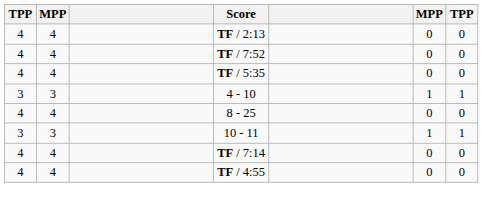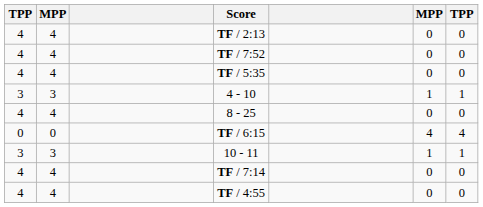+ row: (241, 133)
